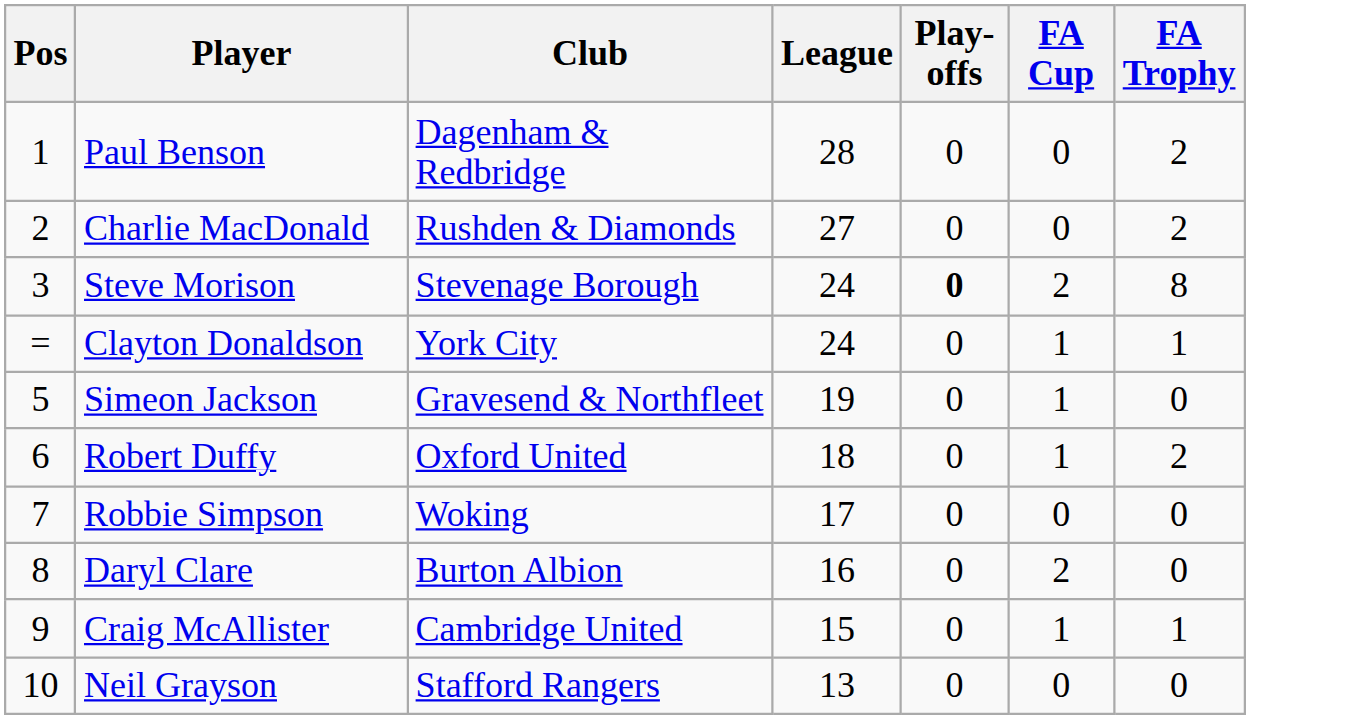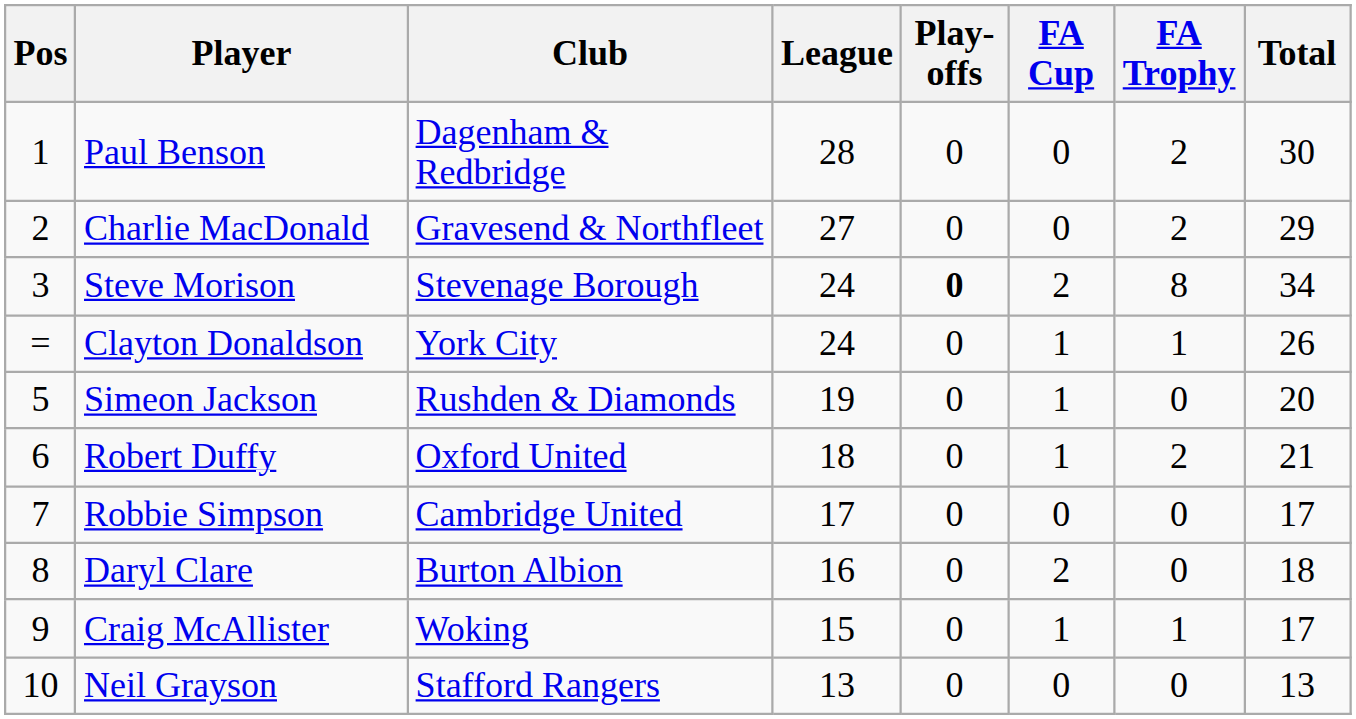+ column: (1297, 53)
(576, 228) Rushden & Diamonds -> (590, 228) Gravesend & Northfleet
(590, 399) Gravesend & Northfleet -> (576, 399) Rushden & Diamonds
(472, 513) Woking -> (549, 513) Cambridge United
(549, 627) Cambridge United -> (472, 627) Woking
